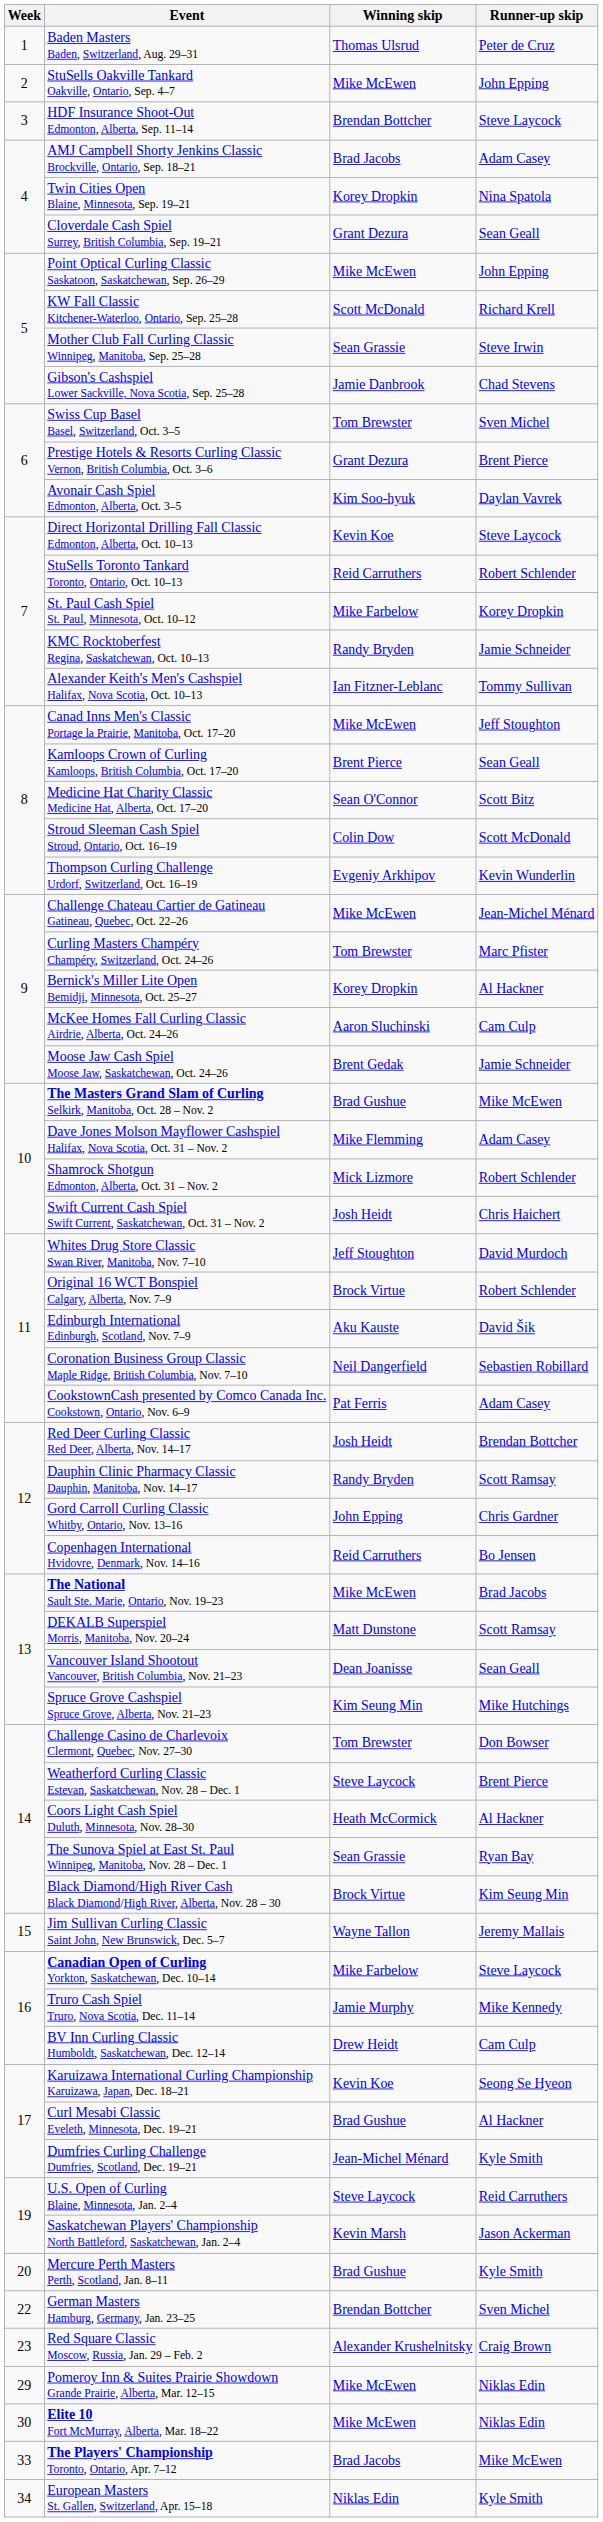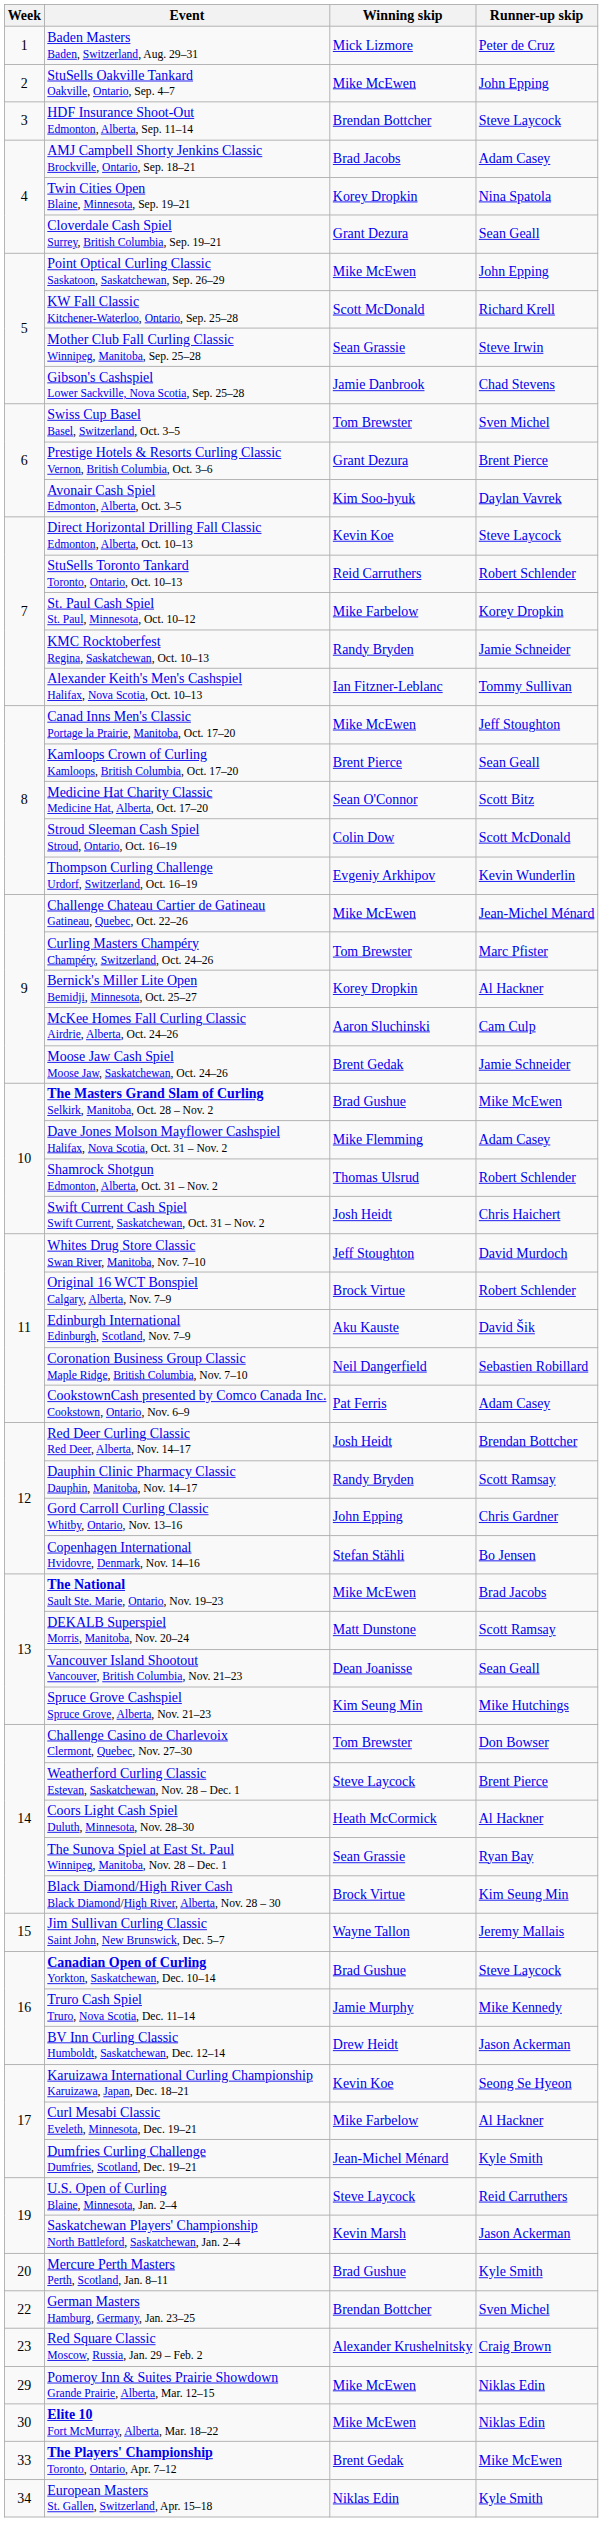(376, 45) Thomas Ulsrud -> (373, 45) Mick Lizmore
(373, 1177) Mick Lizmore -> (376, 1177) Thomas Ulsrud
(377, 1554) Reid Carruthers -> (369, 1554) Stefan Stähli
(376, 1969) Mike Farbelow -> (369, 1969) Brad Gushue
(507, 2045) Cam Culp -> (525, 2045) Jason Ackerman
(369, 2120) Brad Gushue -> (376, 2120) Mike Farbelow
(367, 2460) Brad Jacobs -> (368, 2460) Brent Gedak
